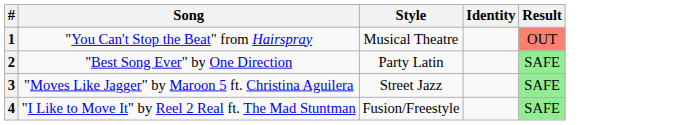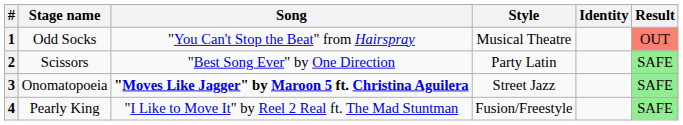+ column: (65, 16)
(189, 85) normal -> (291, 85) bold
